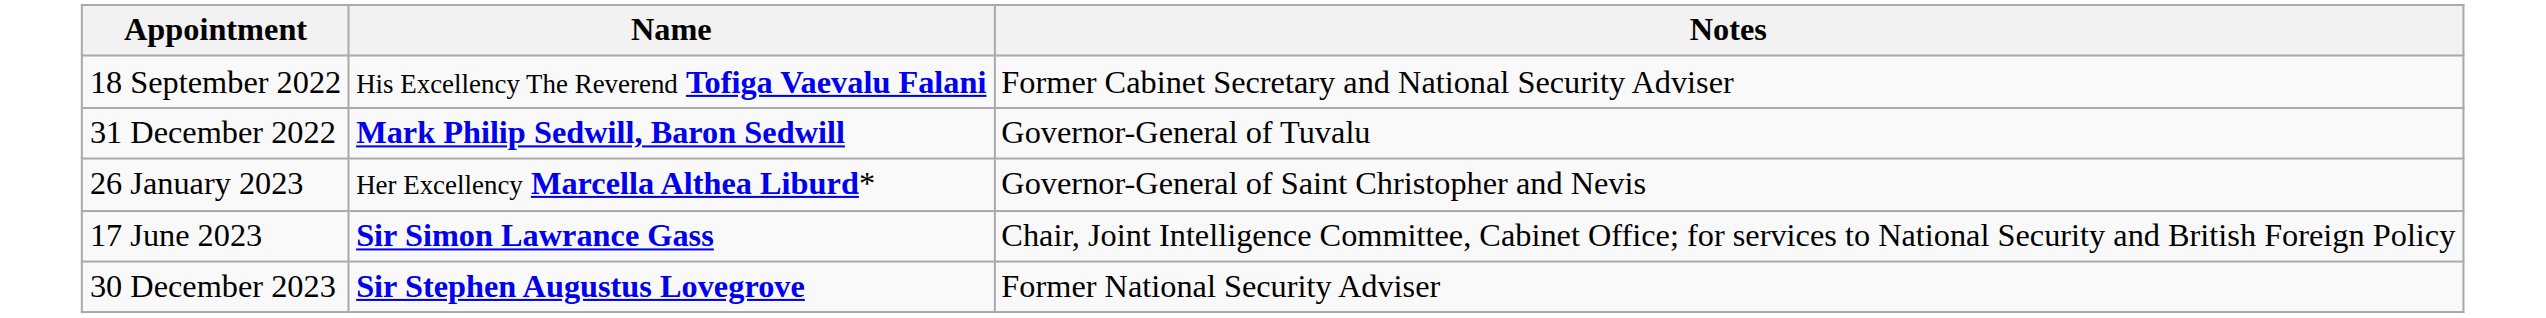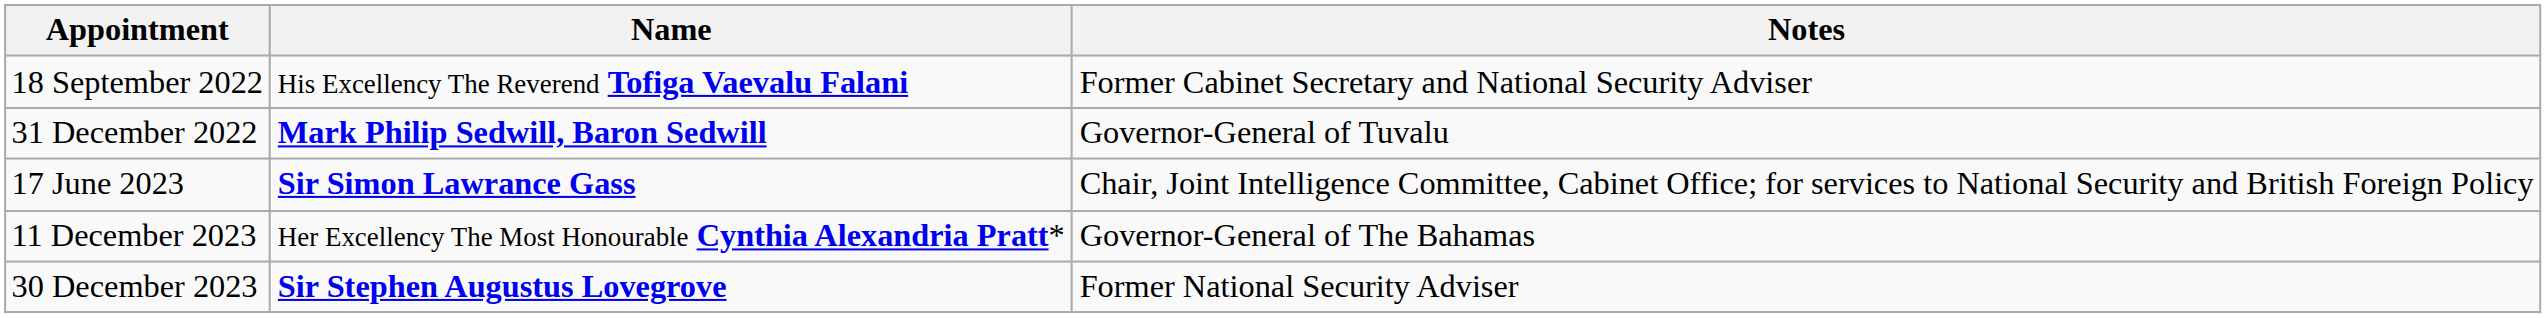- row: (197, 183)
+ row: (134, 235)
